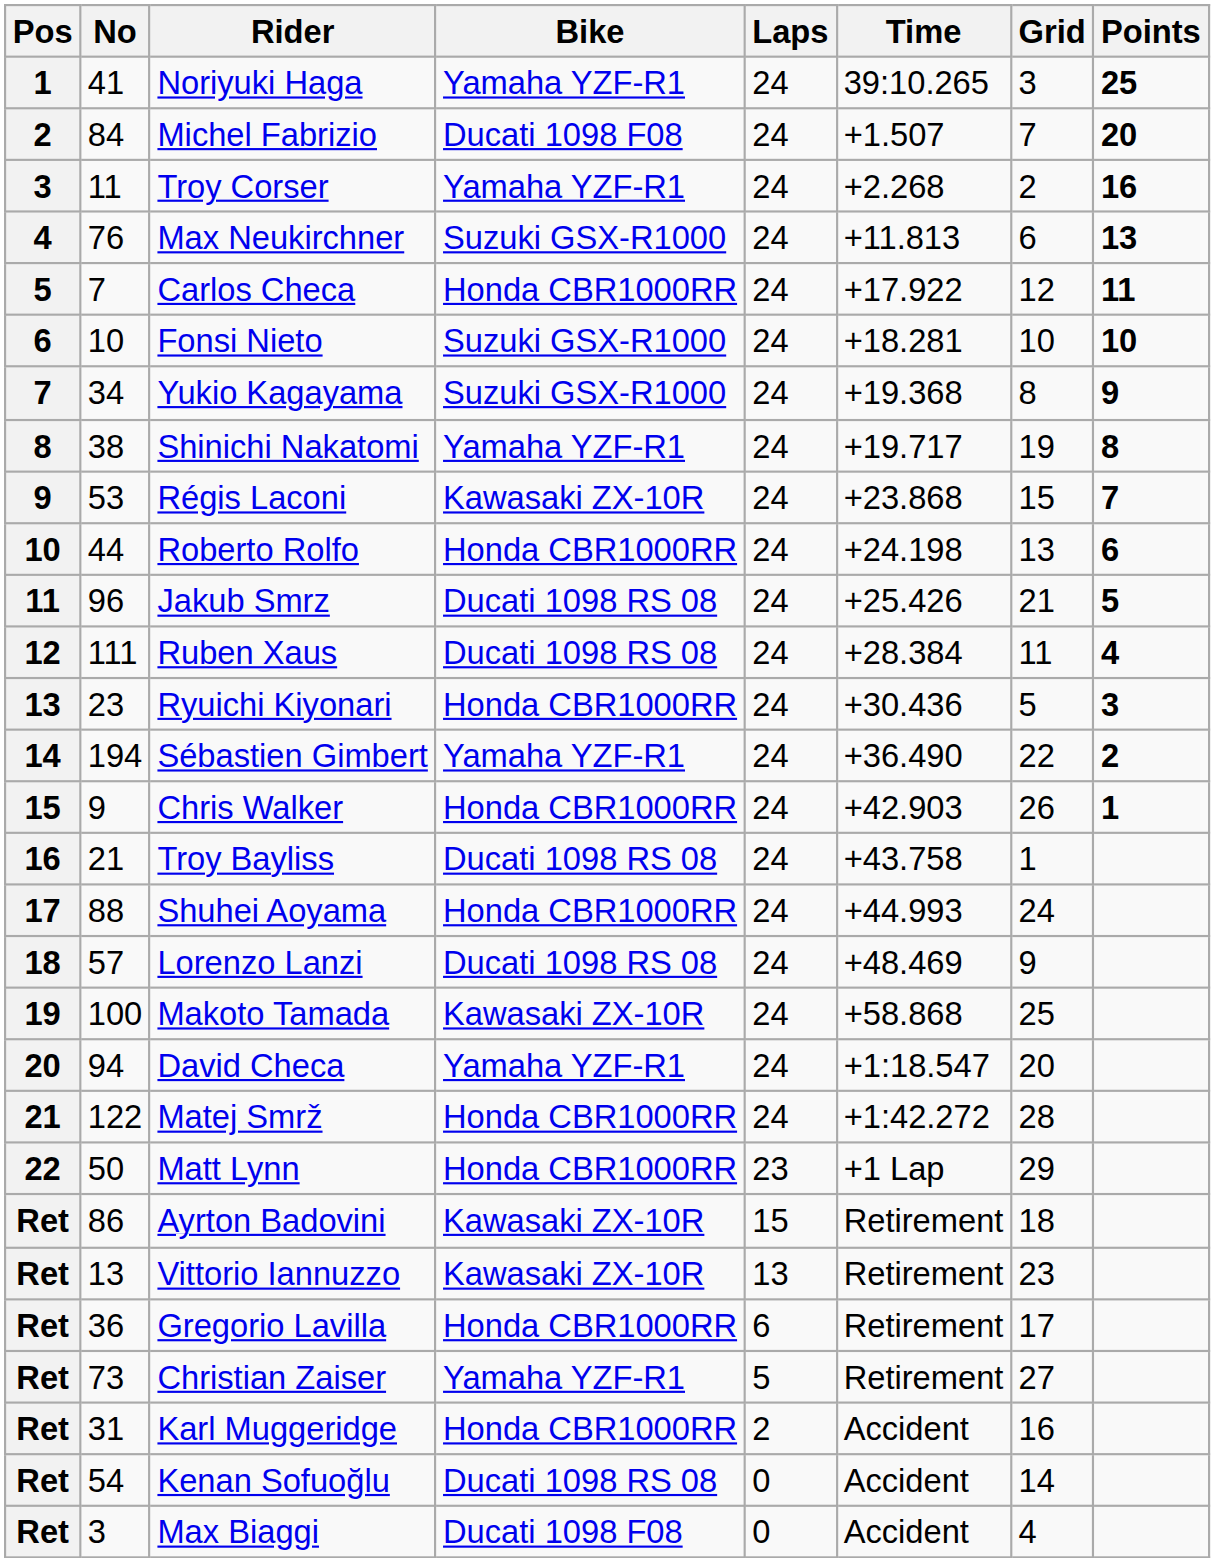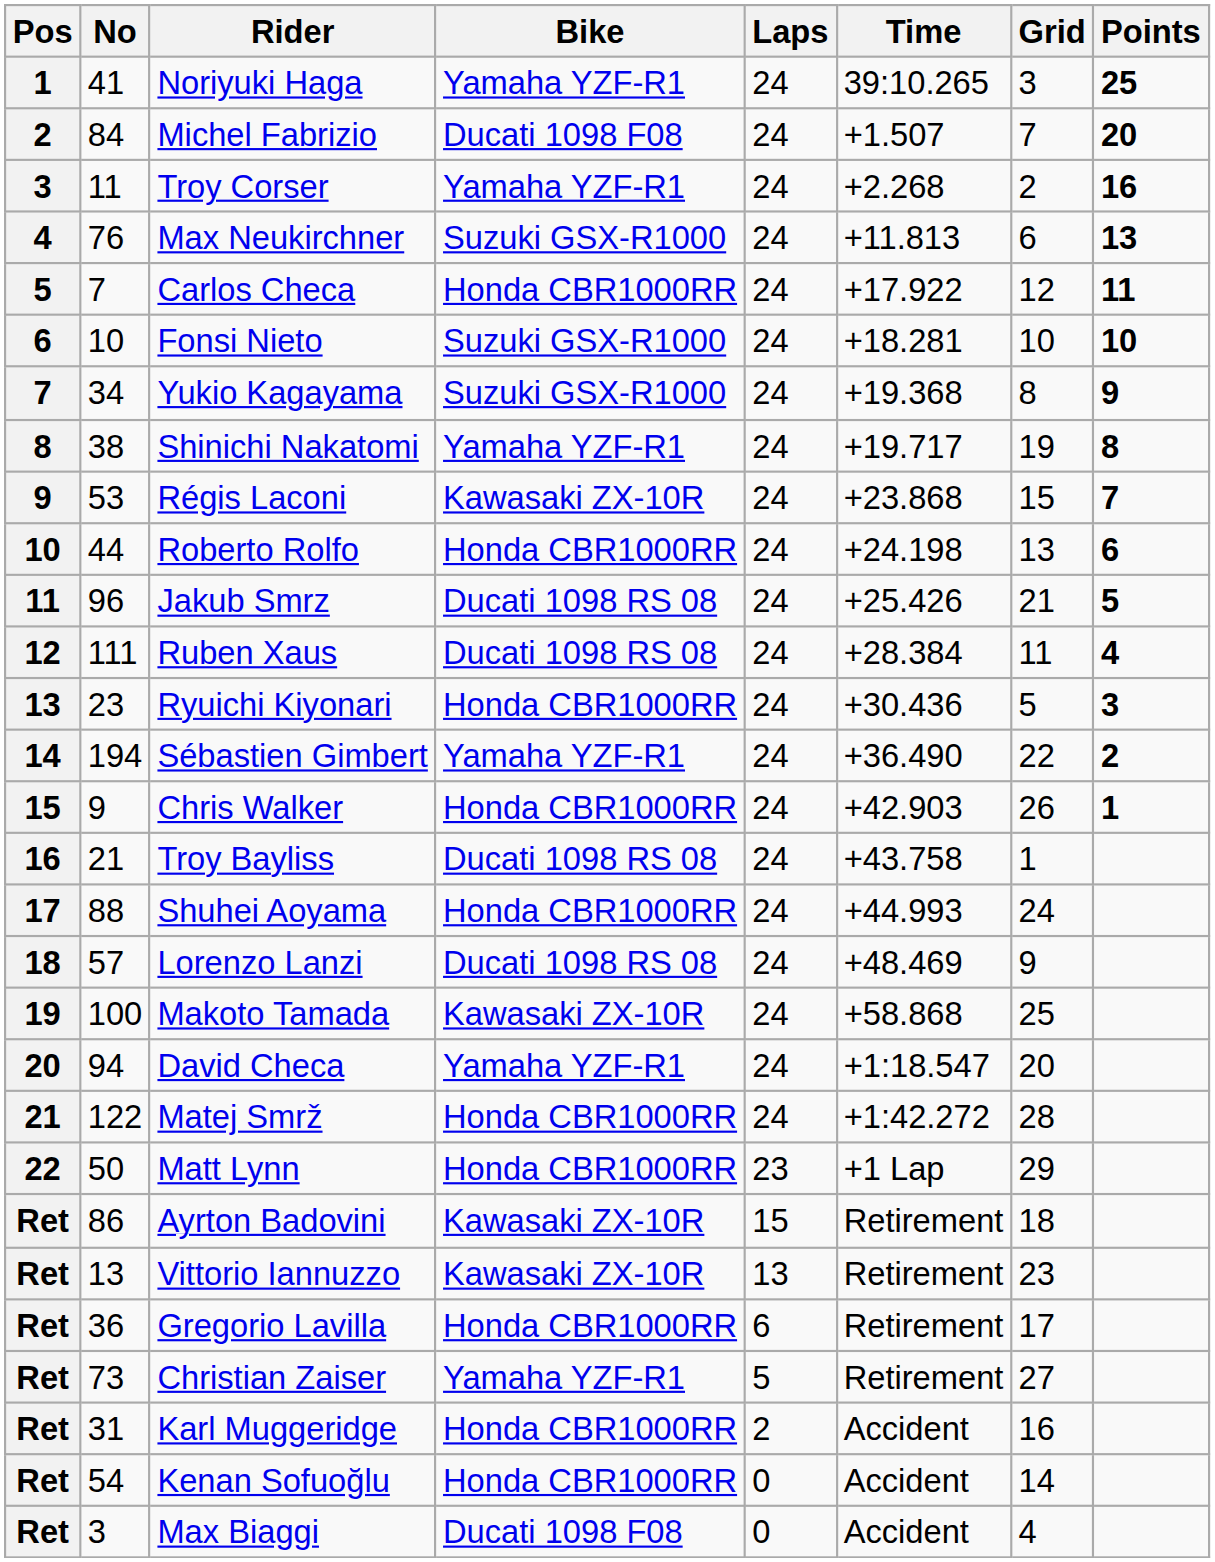(580, 1480) Ducati 1098 RS 08 -> (590, 1480) Honda CBR1000RR
